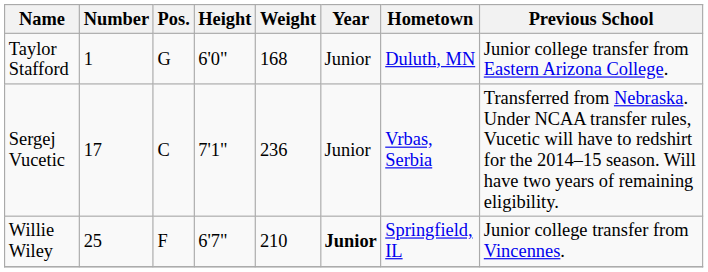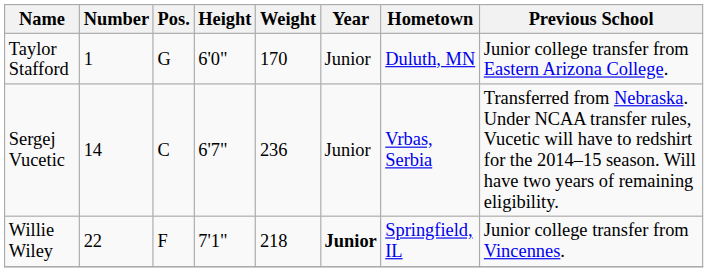(274, 58) 168 -> (274, 58) 170
(93, 149) 17 -> (93, 149) 14
(213, 149) 7'1" -> (213, 149) 6'7"
(93, 241) 25 -> (93, 241) 22
(213, 241) 6'7" -> (213, 241) 7'1"
(274, 241) 210 -> (274, 241) 218
